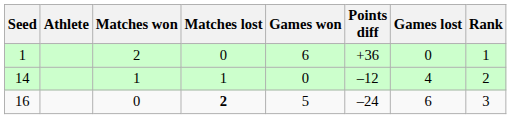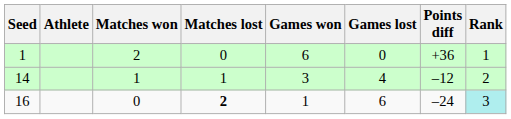columns swapped: (428, 24) <-> (368, 24)
(305, 78) 0 -> (305, 78) 3
(305, 101) 5 -> (305, 101) 1
(486, 101) no background -> (486, 101) paleturquoise background
